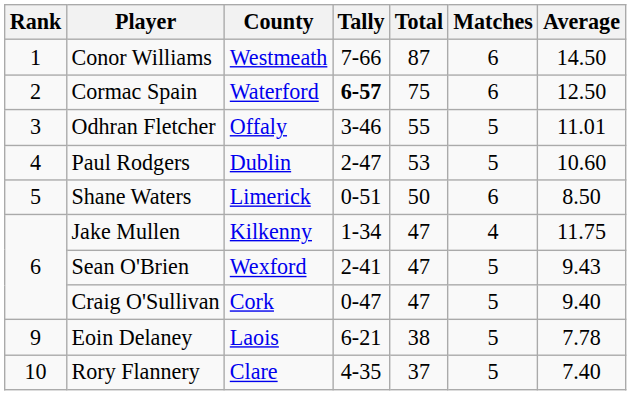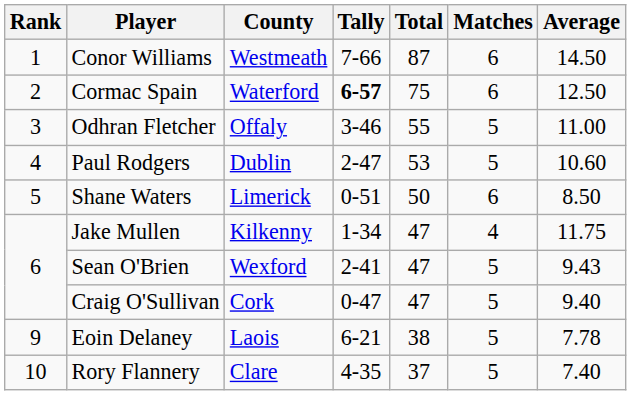(582, 127) 11.01 -> (582, 127) 11.00
